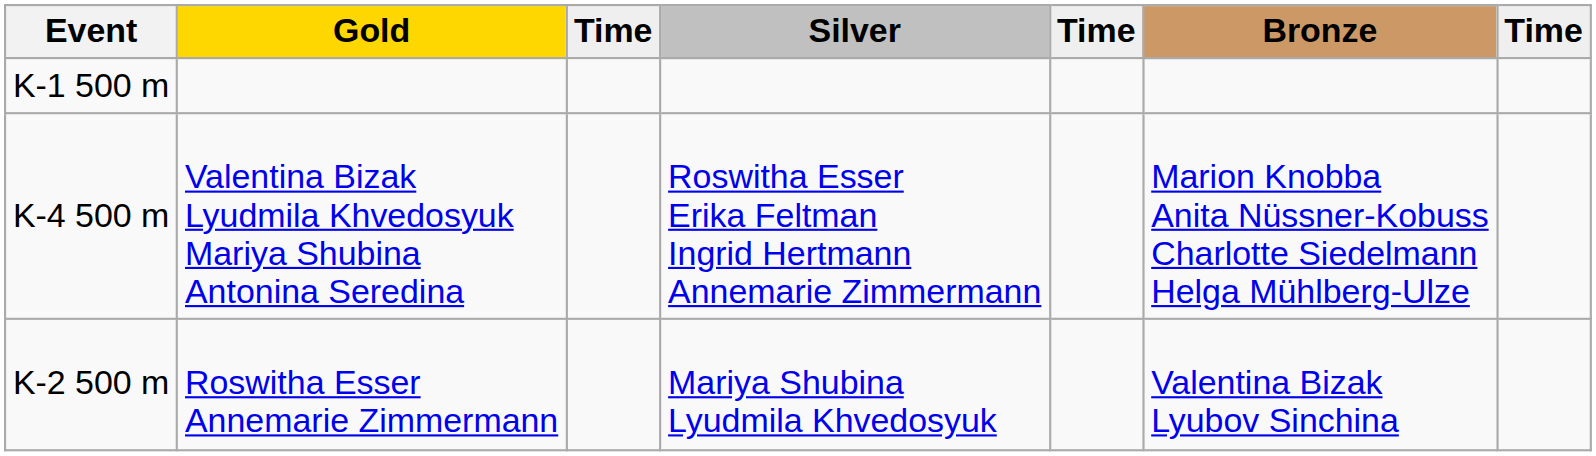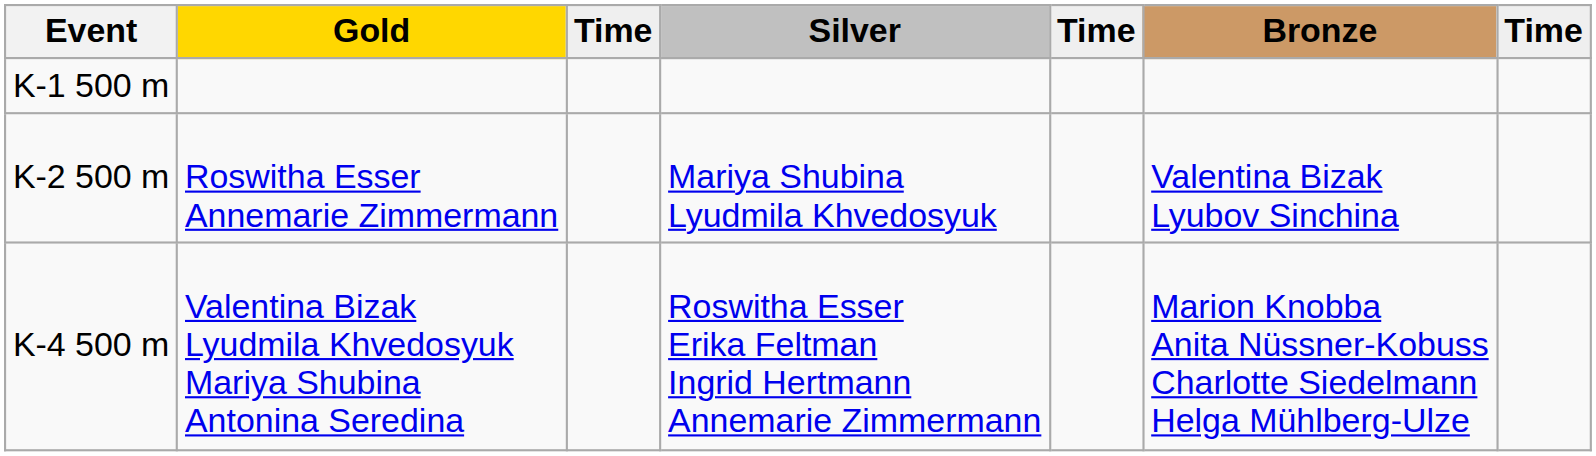rows swapped: (91, 383) <-> (91, 215)
